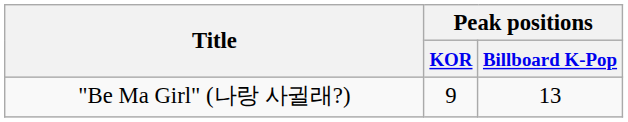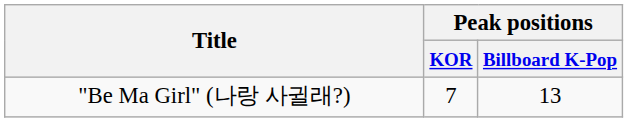(451, 96) 9 -> (451, 96) 7
